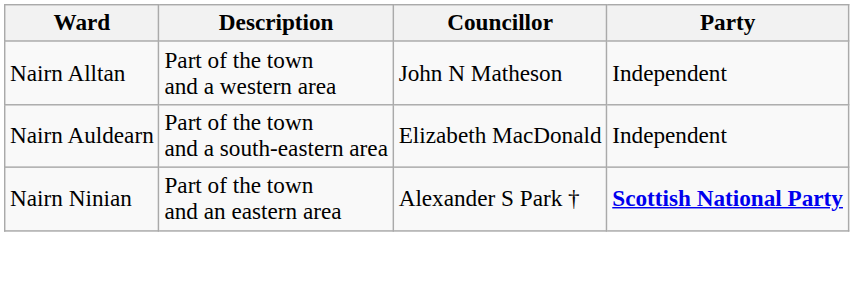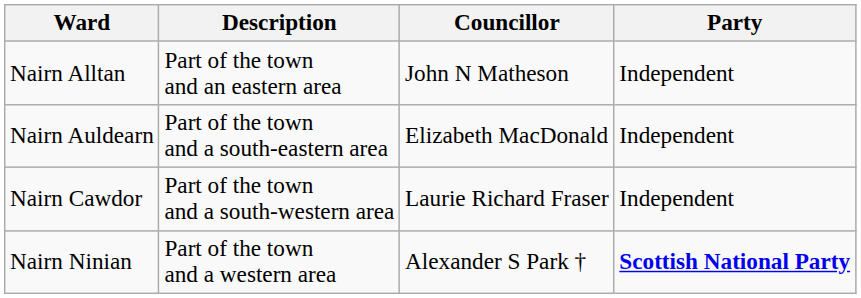(250, 72) Part of the town and a western area -> (253, 72) Part of the town and an eastern area
+ row: (76, 198)
(253, 198) Part of the town and an eastern area -> (250, 261) Part of the town and a western area
